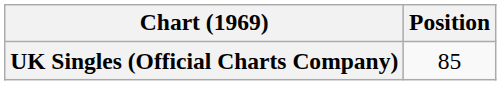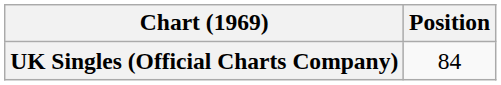(450, 60) 85 -> (450, 60) 84
